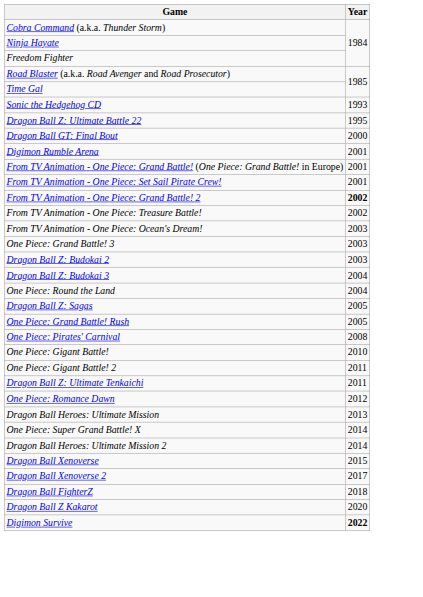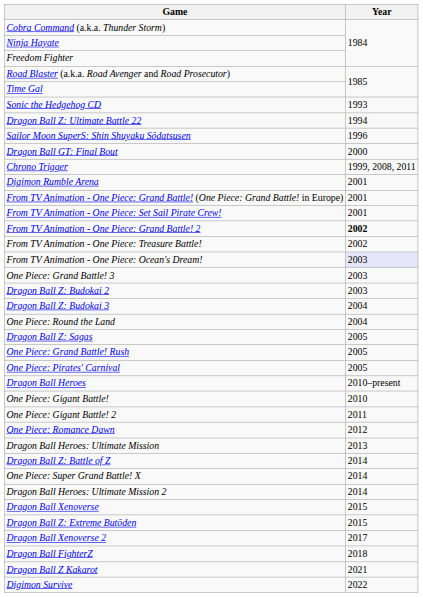(358, 120) 1995 -> (358, 120) 1994
+ row: (99, 136)
+ row: (37, 167)
(358, 228) no background -> (358, 259) lavender background
(358, 337) 2008 -> (358, 368) 2005
+ row: (46, 383)
- row: (75, 383)
+ row: (58, 461)
+ row: (71, 523)
(358, 507) 2020 -> (358, 569) 2021
(358, 523) bold -> (358, 584) normal
